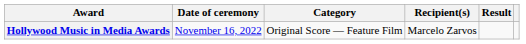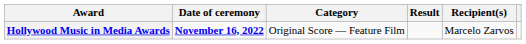columns swapped: (442, 13) <-> (497, 13)
(218, 30) normal -> (219, 30) bold
